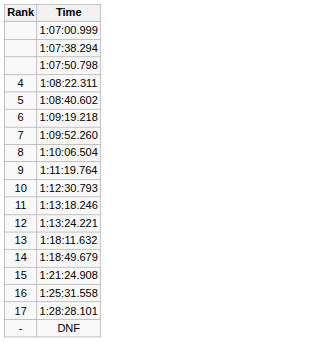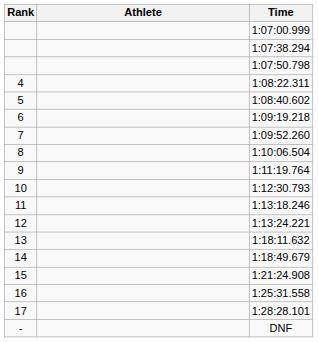+ column: (143, 13)
